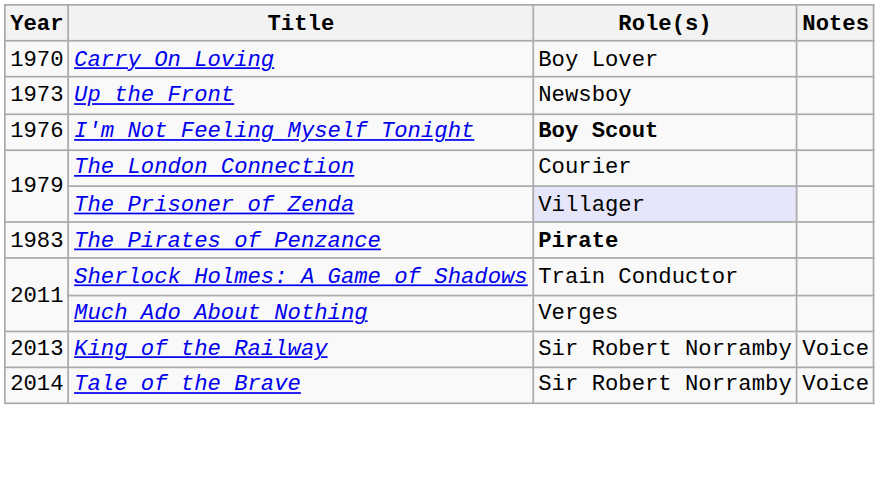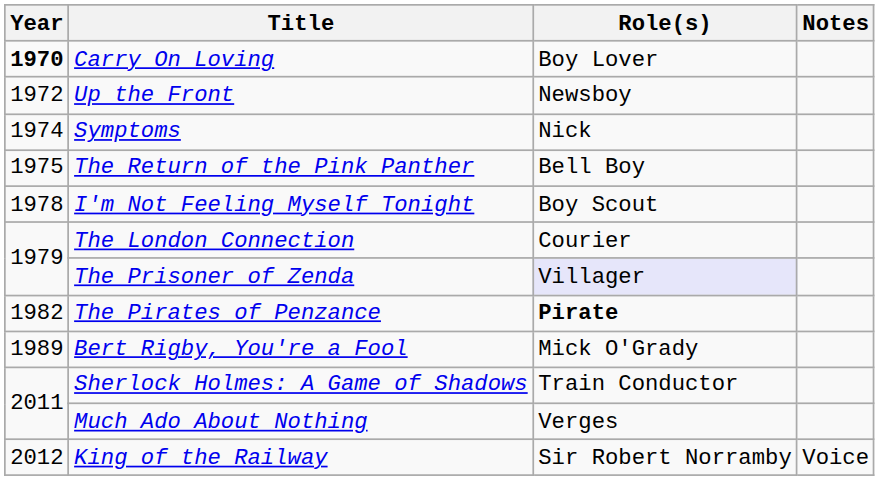(37, 59) normal -> (37, 59) bold
(37, 95) 1973 -> (37, 95) 1972
+ row: (127, 132)
+ row: (274, 168)
(37, 132) 1976 -> (37, 204) 1978
(598, 132) bold -> (598, 204) normal
(37, 240) 1983 -> (37, 313) 1982
+ row: (241, 349)
(37, 349) 2013 -> (37, 458) 2012
- row: (188, 385)
